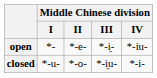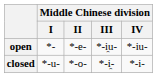(107, 47) *-i̯- -> (107, 47) *-i̯u-
(107, 64) *-i̯u- -> (107, 64) *-i̯-
